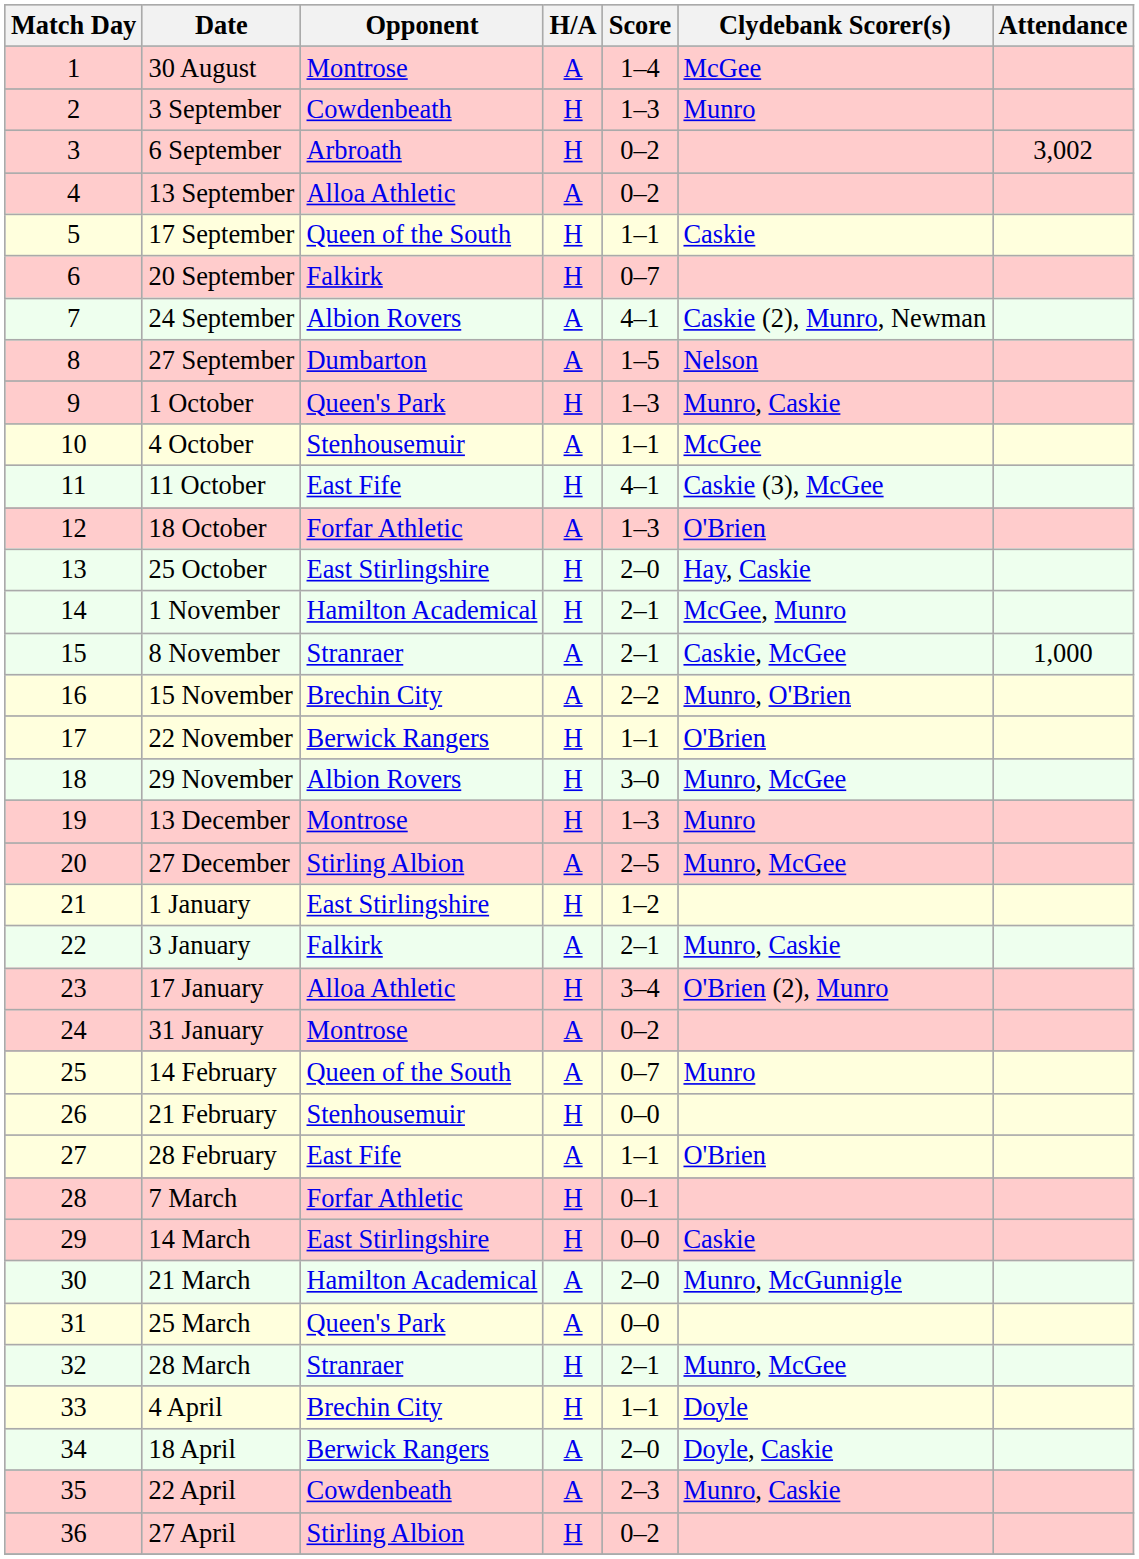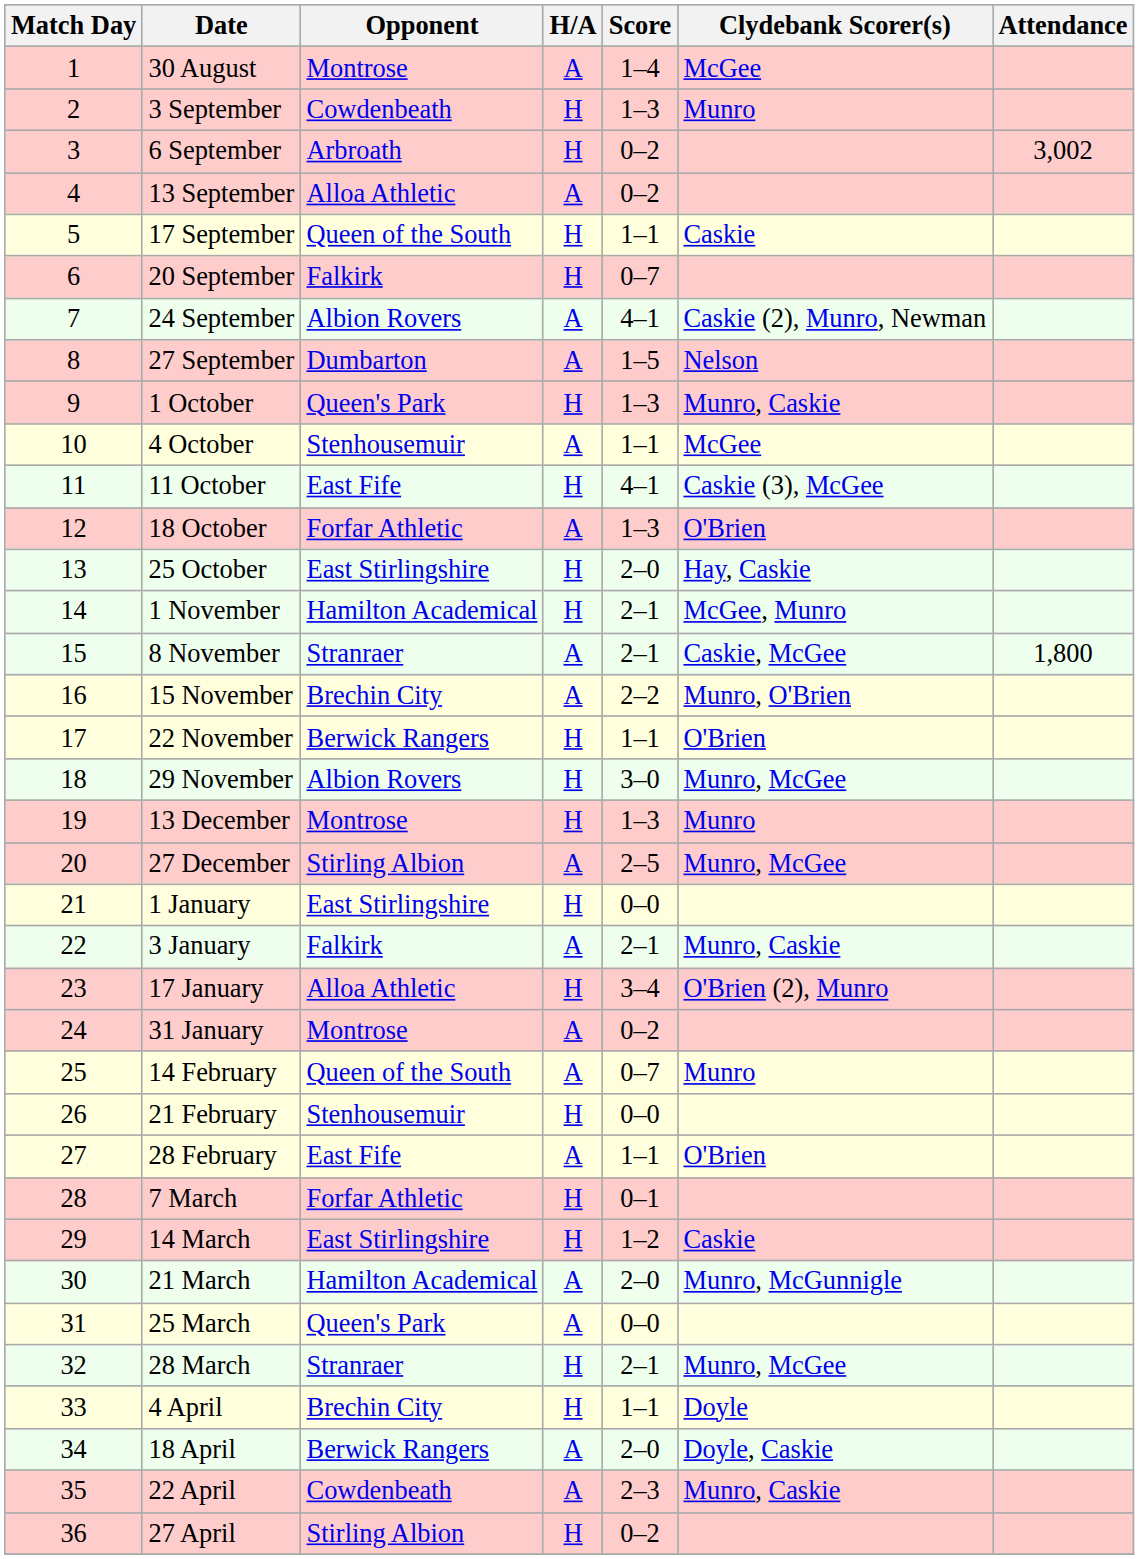(1063, 653) 1,000 -> (1063, 653) 1,800
(640, 904) 1–2 -> (640, 904) 0–0
(640, 1239) 0–0 -> (640, 1239) 1–2
